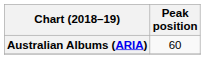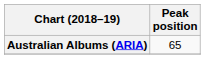(175, 44) 60 -> (175, 44) 65
